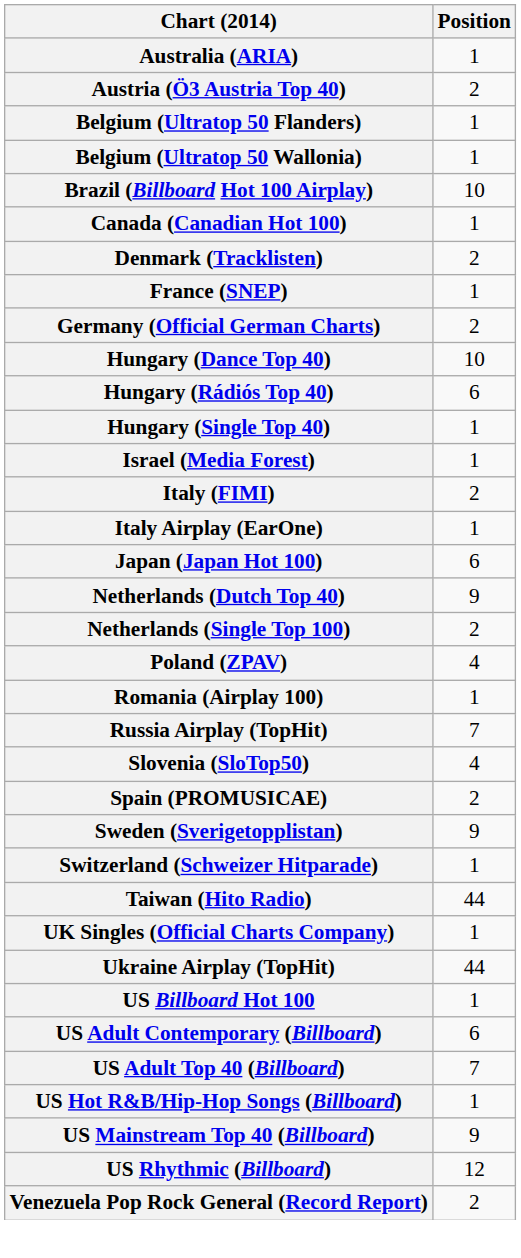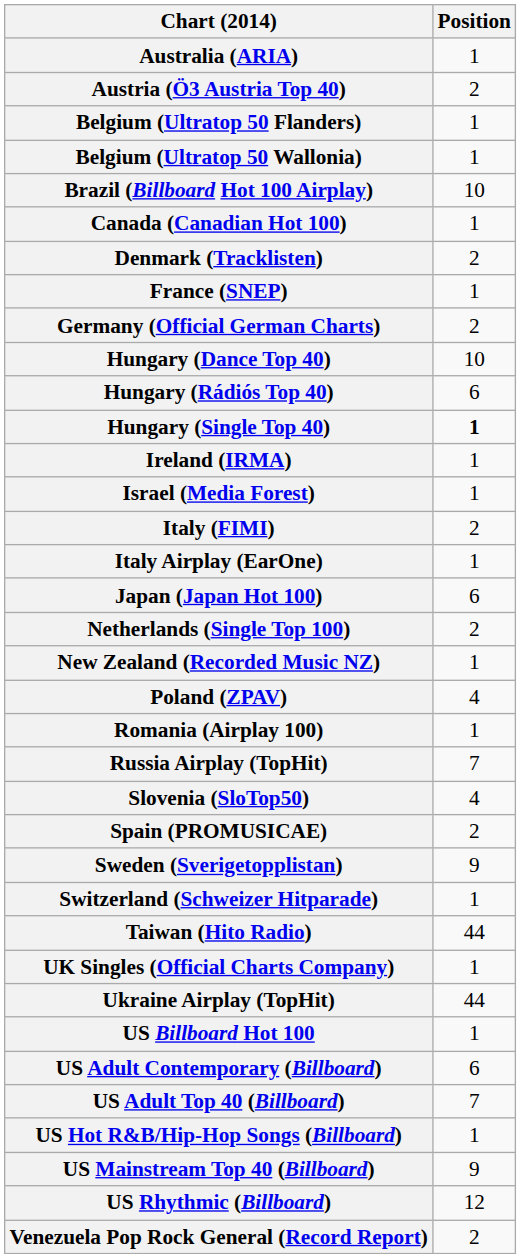(474, 426) normal -> (474, 426) bold
+ row: (219, 460)
- row: (219, 595)
+ row: (219, 662)
